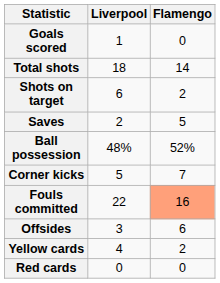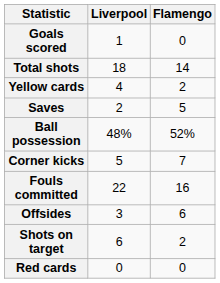rows swapped: (46, 94) <-> (46, 248)
(182, 202) lightsalmon background -> (182, 188) no background
